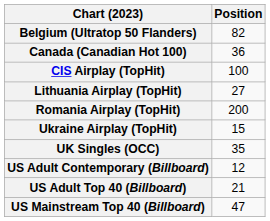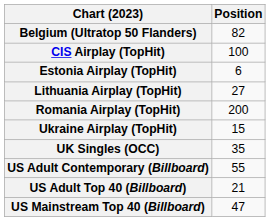- row: (108, 52)
+ row: (108, 71)
(238, 168) 12 -> (238, 168) 55
